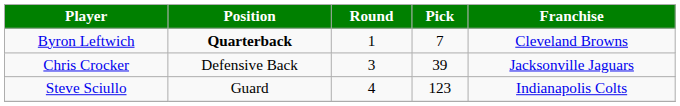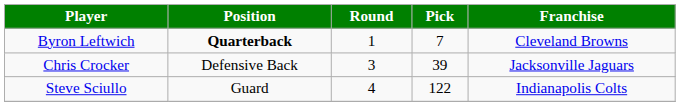(440, 88) 123 -> (440, 88) 122
